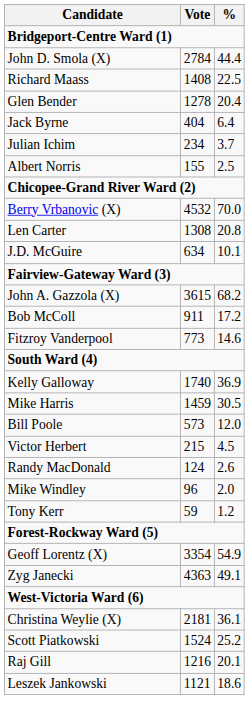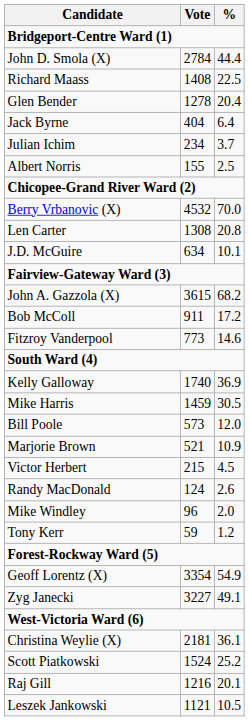+ row: (52, 446)
(197, 576) 4363 -> (197, 597) 3227
(229, 683) 18.6 -> (229, 705) 10.5
